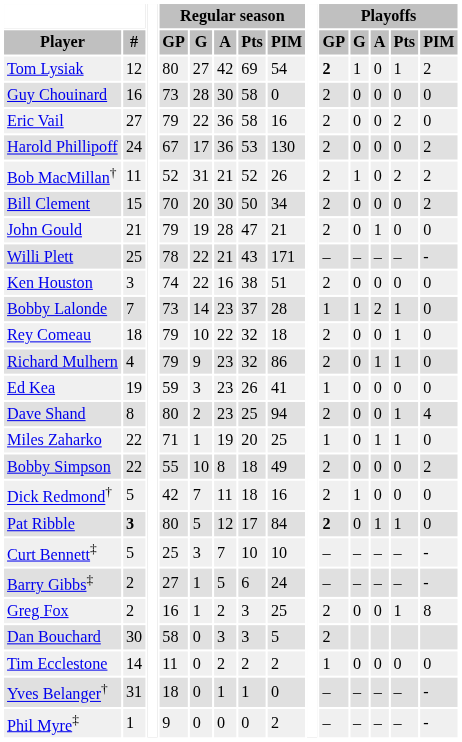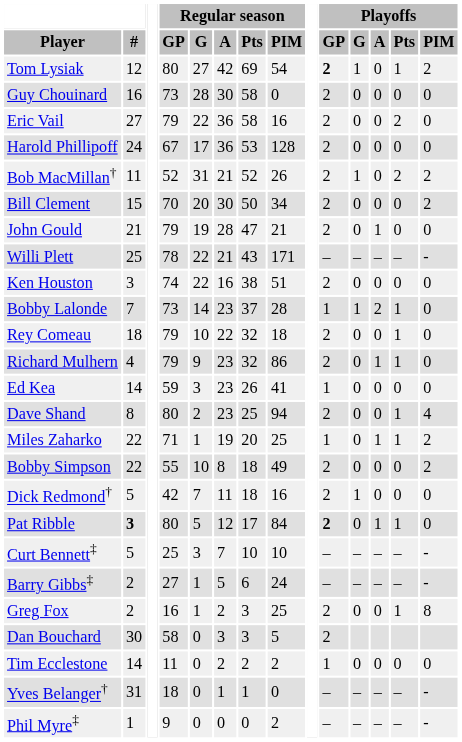(283, 147) 130 -> (283, 147) 128
(427, 147) 2 -> (427, 147) 0
(134, 388) 19 -> (134, 388) 14
(427, 440) 0 -> (427, 440) 2
